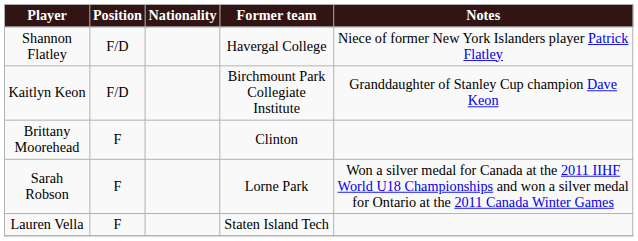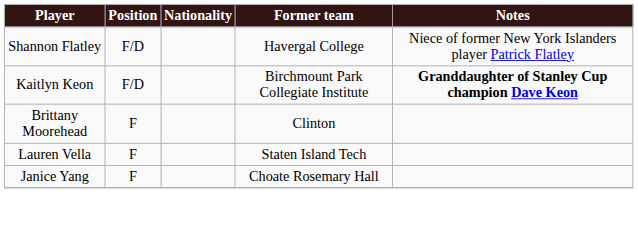(483, 92) normal -> (513, 84) bold
- row: (47, 186)
+ row: (55, 176)
